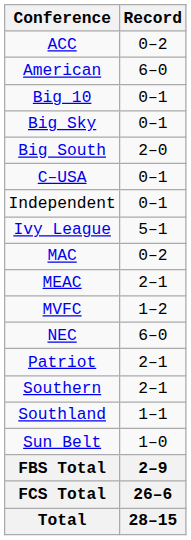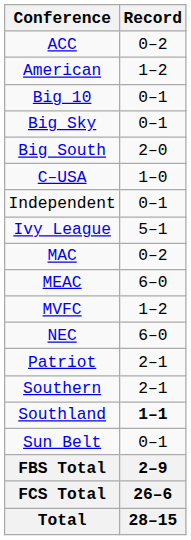(153, 71) 6–0 -> (153, 71) 1–2
(153, 177) 0–1 -> (153, 177) 1–0
(153, 283) 2–1 -> (153, 283) 6–0
(153, 415) normal -> (153, 415) bold
(153, 442) 1–0 -> (153, 442) 0–1
